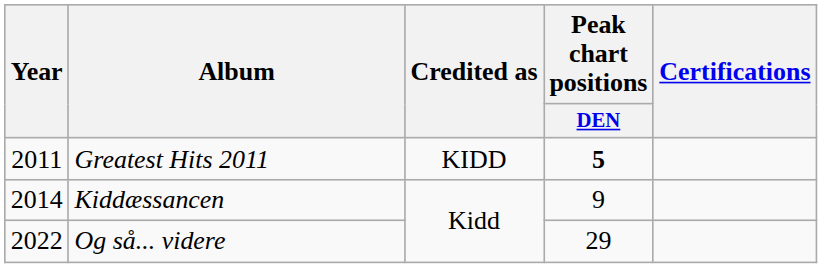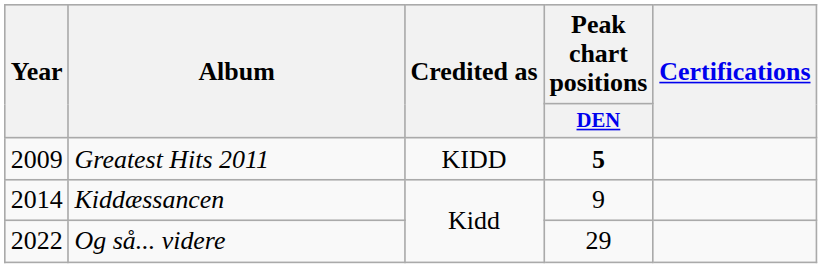(37, 158) 2011 -> (37, 158) 2009
